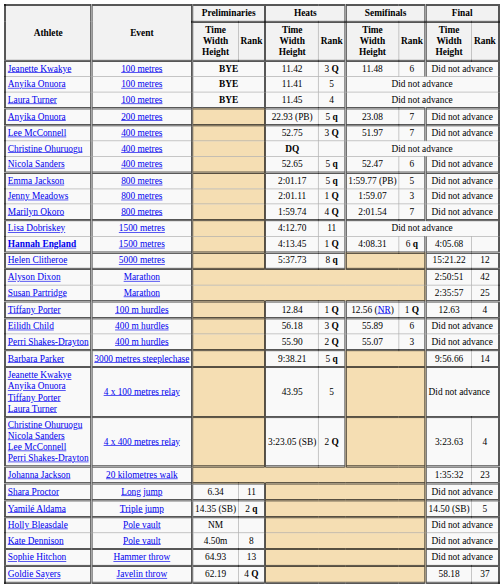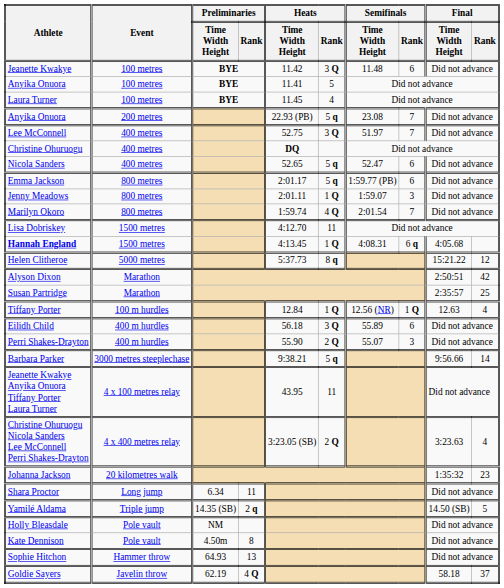(412, 181) 5 -> (412, 181) 6
(332, 392) 5 -> (332, 392) 11
